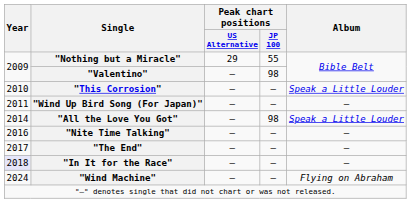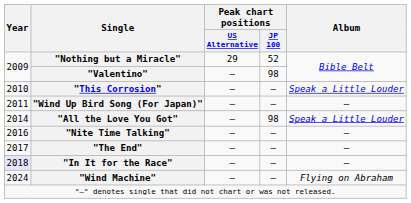(273, 59) 55 -> (273, 59) 52
